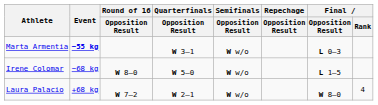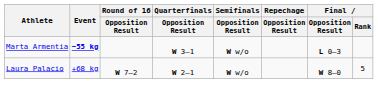- row: (35, 68)
(363, 89) 4 -> (363, 68) 5
